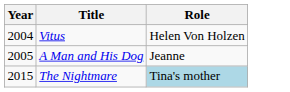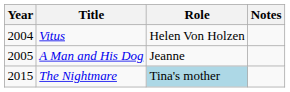+ column: (266, 14)
